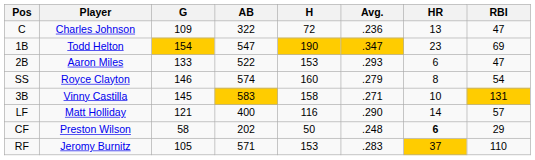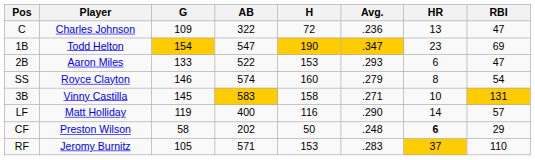(183, 113) 121 -> (183, 113) 119
